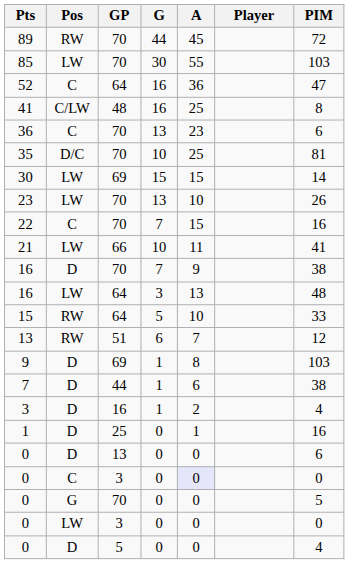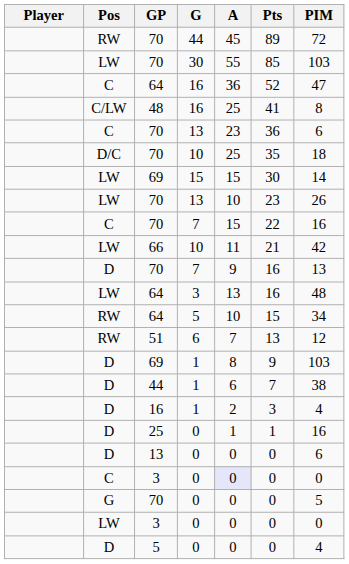columns swapped: (254, 16) <-> (25, 16)
(319, 154) 81 -> (319, 154) 18
(319, 246) 41 -> (319, 246) 42
(319, 270) 38 -> (319, 270) 13
(319, 316) 33 -> (319, 316) 34
